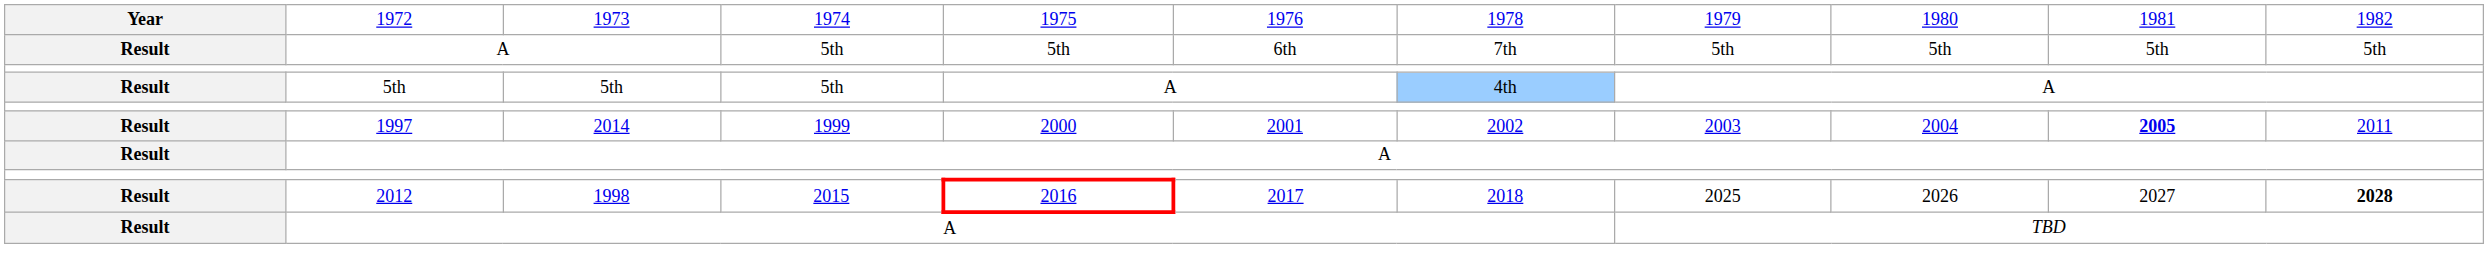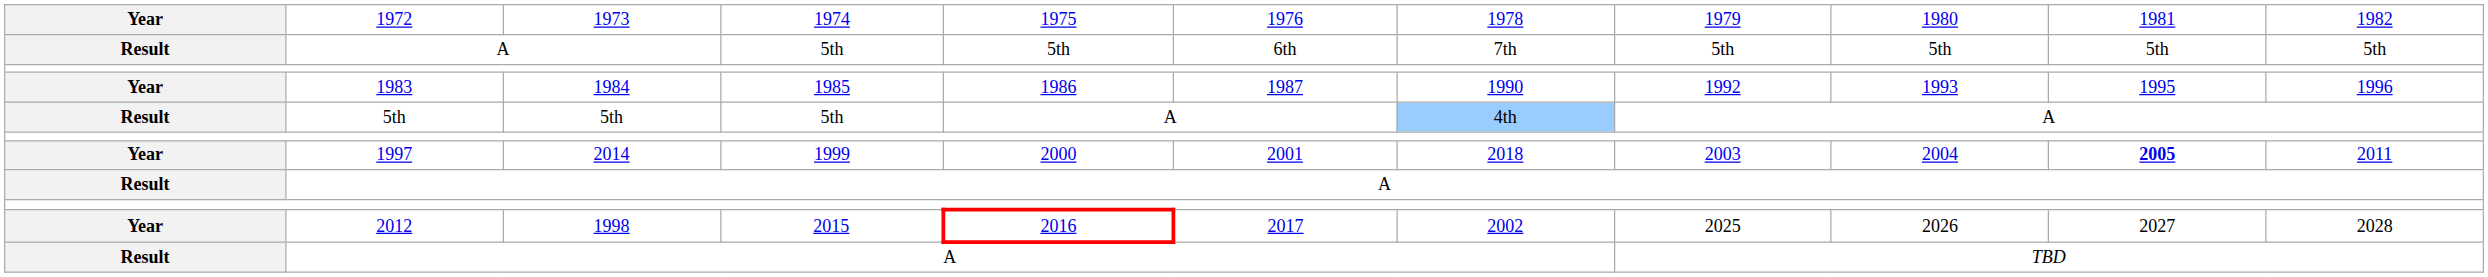+ row: (394, 87)
(145, 125) Result -> (145, 155) Year
(1505, 125) 2002 -> (1505, 155) 2018
(145, 195) Result -> (145, 225) Year
(1505, 195) 2018 -> (1505, 225) 2002
(2375, 195) bold -> (2375, 225) normal
